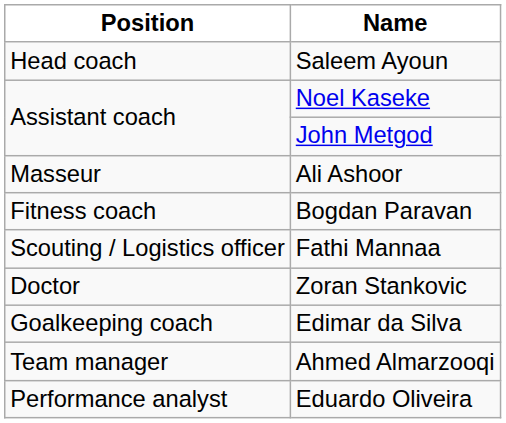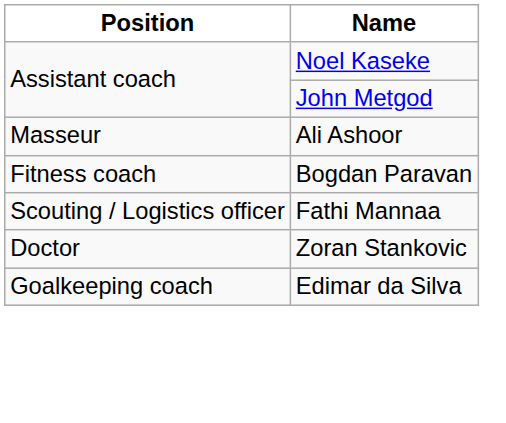- row: (372, 60)
- row: (395, 361)
- row: (384, 398)
